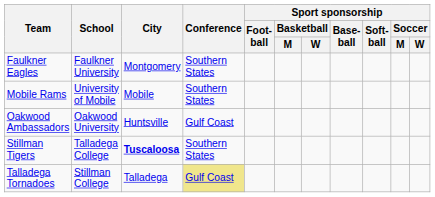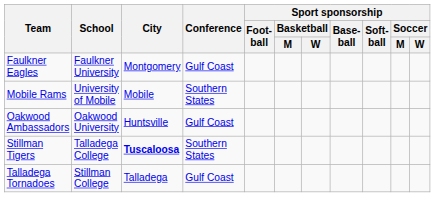(206, 67) Southern States -> (210, 67) Gulf Coast
(210, 178) khaki background -> (210, 178) no background
